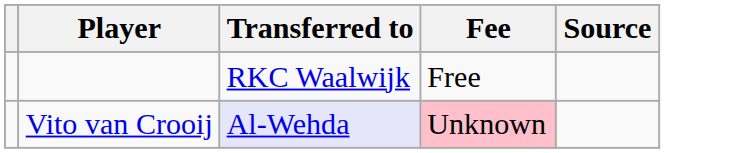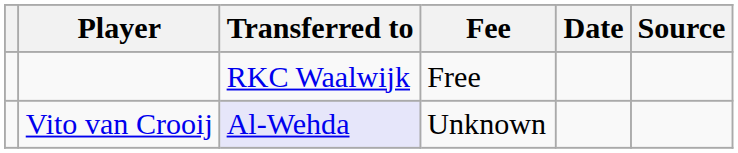+ column: (593, 28)
(487, 123) pink background -> (487, 123) no background
